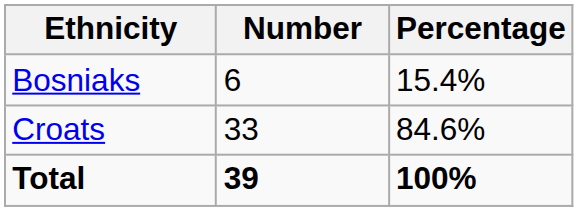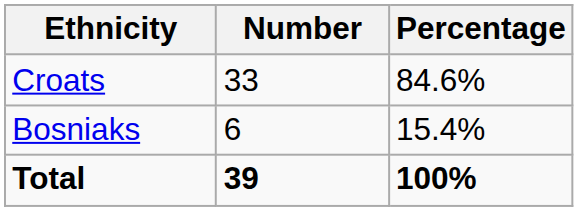rows swapped: (59, 129) <-> (76, 79)
